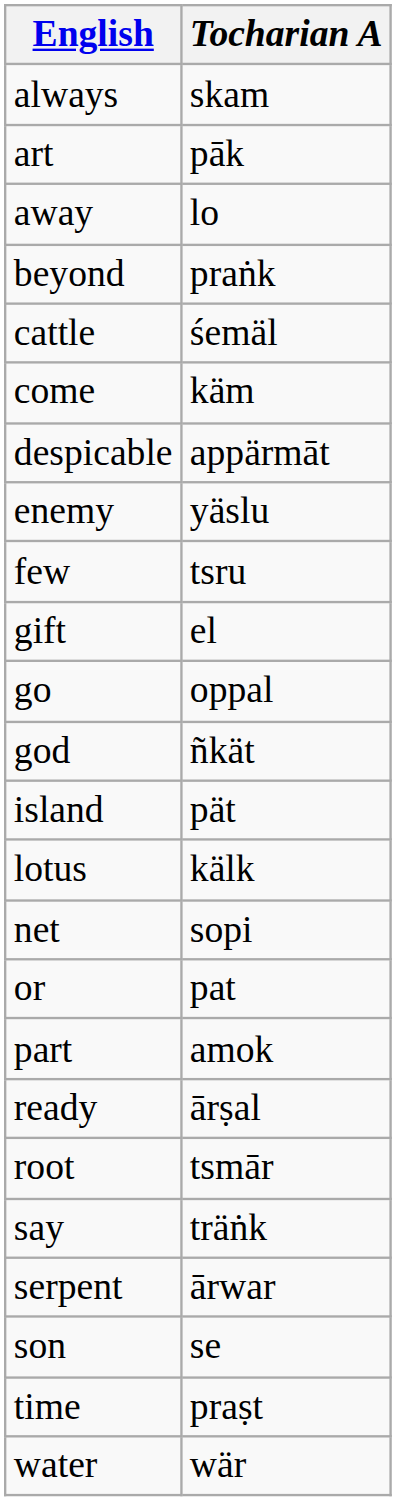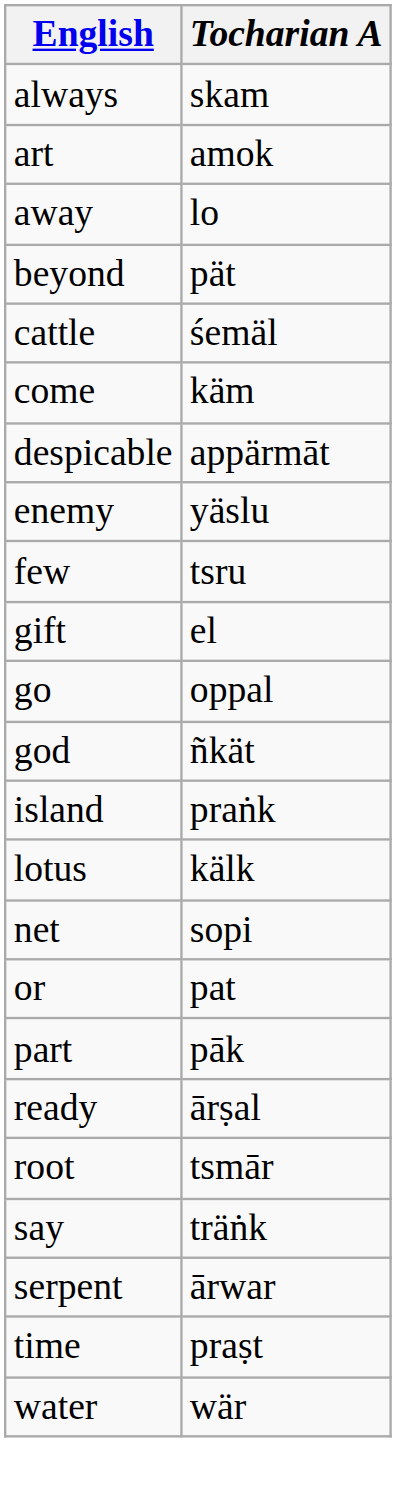(217, 153) pāk -> (232, 153) amok
(233, 272) praṅk -> (213, 272) pät
(213, 809) pät -> (233, 809) praṅk
(232, 1048) amok -> (217, 1048) pāk
- row: (40, 1346)
